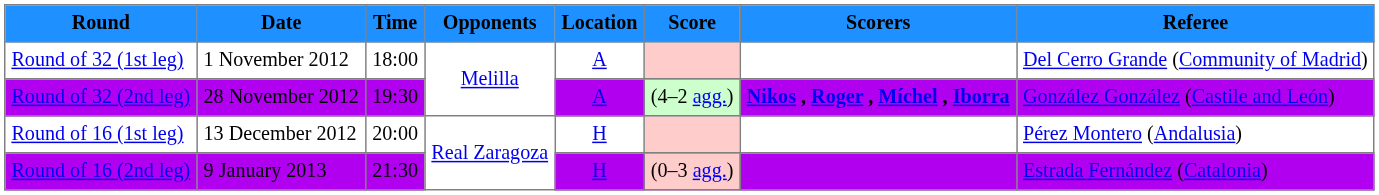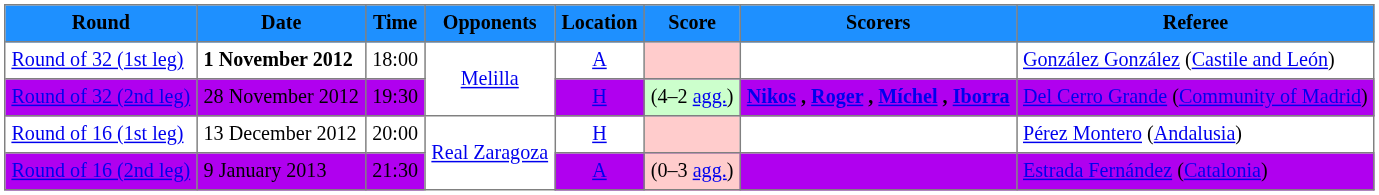(276, 60) normal -> (278, 60) bold
(1195, 60) Del Cerro Grande (Community of Madrid) -> (1179, 60) González González (Castile and León)
(599, 96) A -> (599, 96) H
(1179, 96) González González (Castile and León) -> (1195, 96) Del Cerro Grande (Community of Madrid)
(599, 171) H -> (599, 171) A
